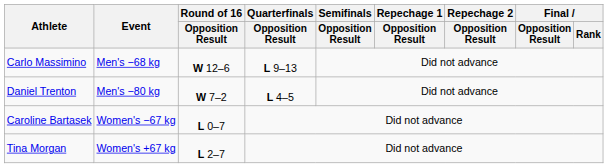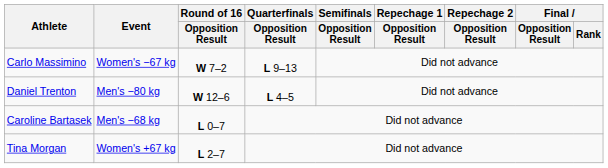(128, 63) Men's −68 kg -> (136, 63) Women's −67 kg
(211, 69) W 12–6 -> (211, 69) W 7–2
(211, 98) W 7–2 -> (211, 98) W 12–6
(136, 120) Women's −67 kg -> (128, 120) Men's −68 kg
